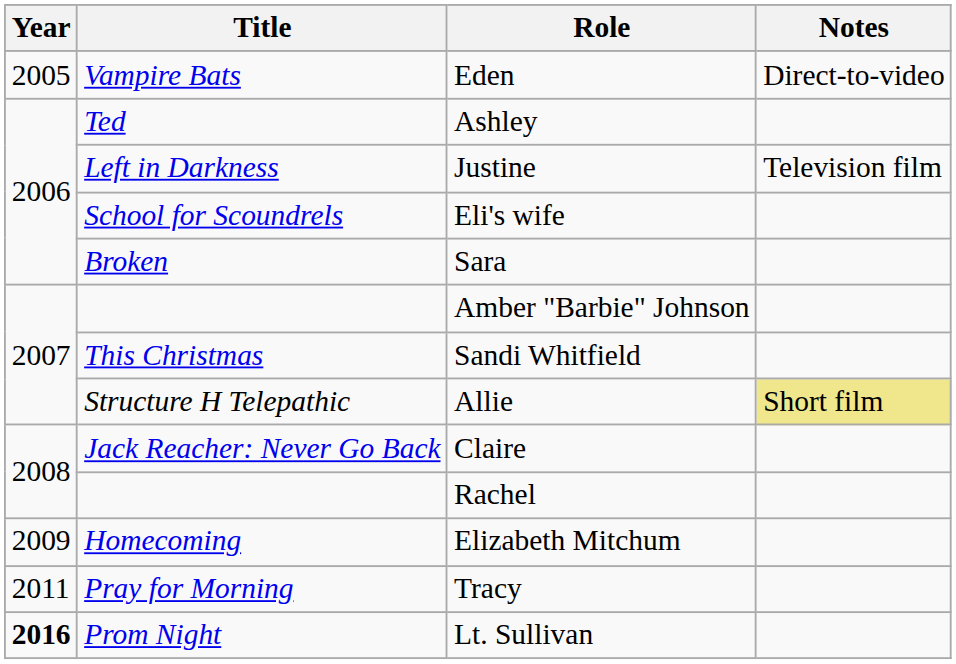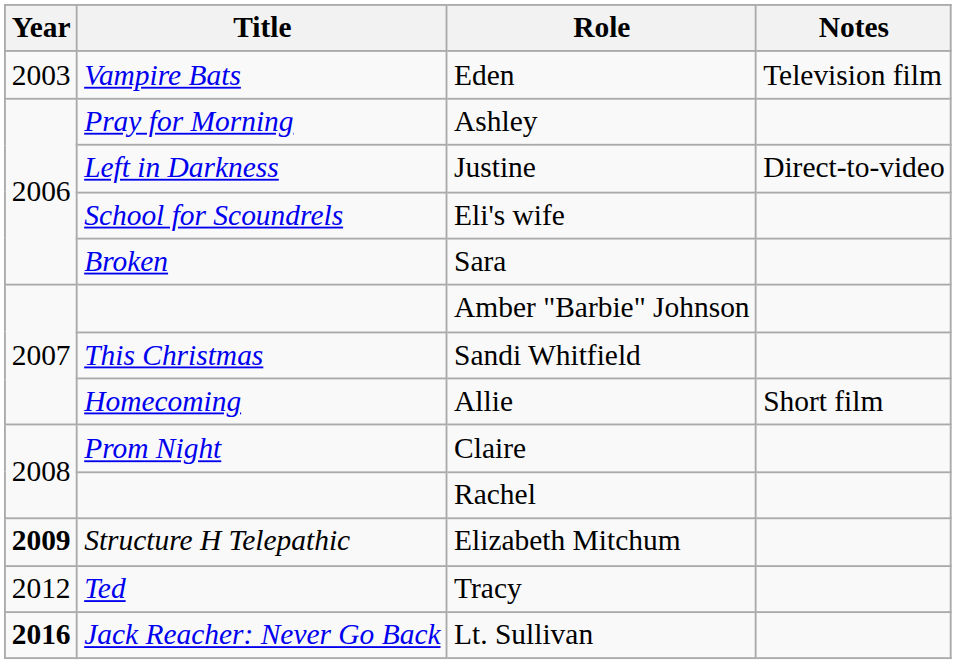(41, 74) 2005 -> (41, 74) 2003
(854, 74) Direct-to-video -> (852, 74) Television film
(105, 121) Ted -> (189, 121) Pray for Morning
(852, 167) Television film -> (854, 167) Direct-to-video
(217, 401) Structure H Telepathic -> (163, 401) Homecoming
(823, 401) khaki background -> (823, 401) no background
(262, 448) Jack Reacher: Never Go Back -> (153, 448) Prom Night
(41, 541) normal -> (41, 541) bold
(163, 541) Homecoming -> (217, 541) Structure H Telepathic
(41, 588) 2011 -> (41, 588) 2012
(189, 588) Pray for Morning -> (105, 588) Ted
(153, 634) Prom Night -> (262, 634) Jack Reacher: Never Go Back
